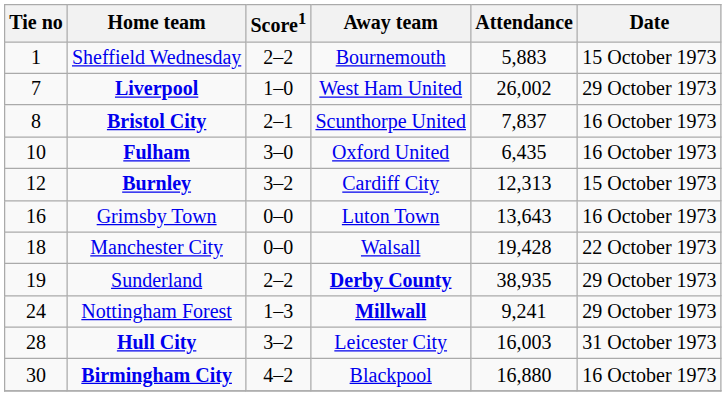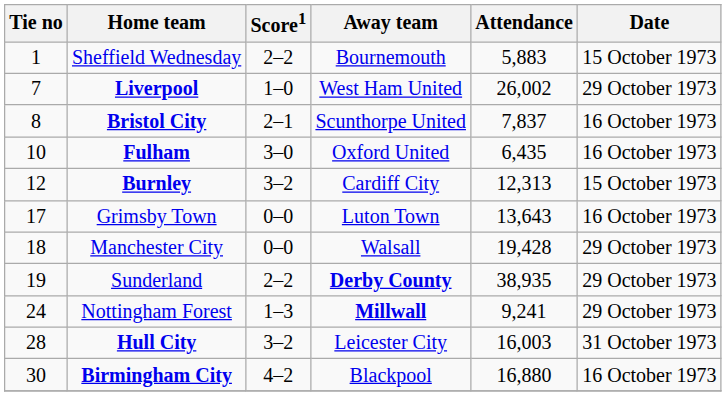(36, 216) 16 -> (36, 216) 17
(649, 247) 22 October 1973 -> (649, 247) 29 October 1973
